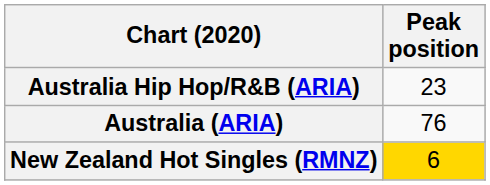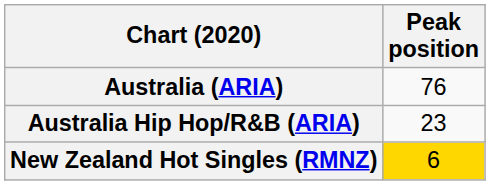rows swapped: (194, 123) <-> (194, 86)
